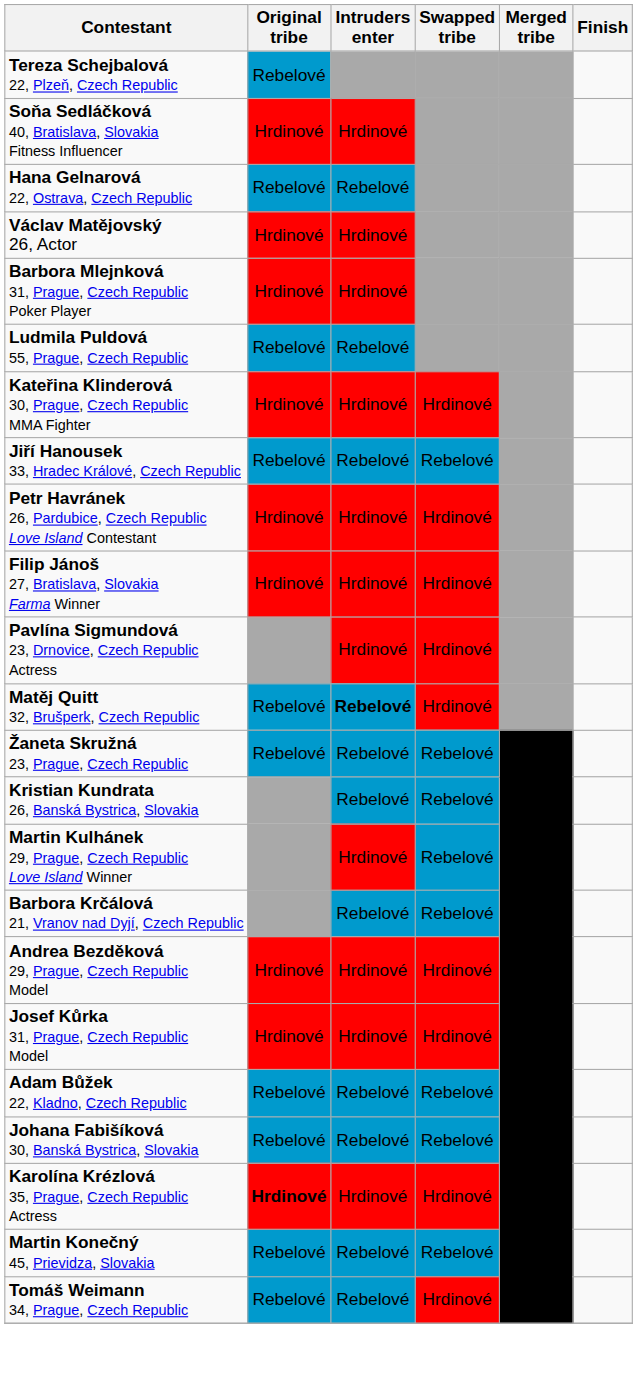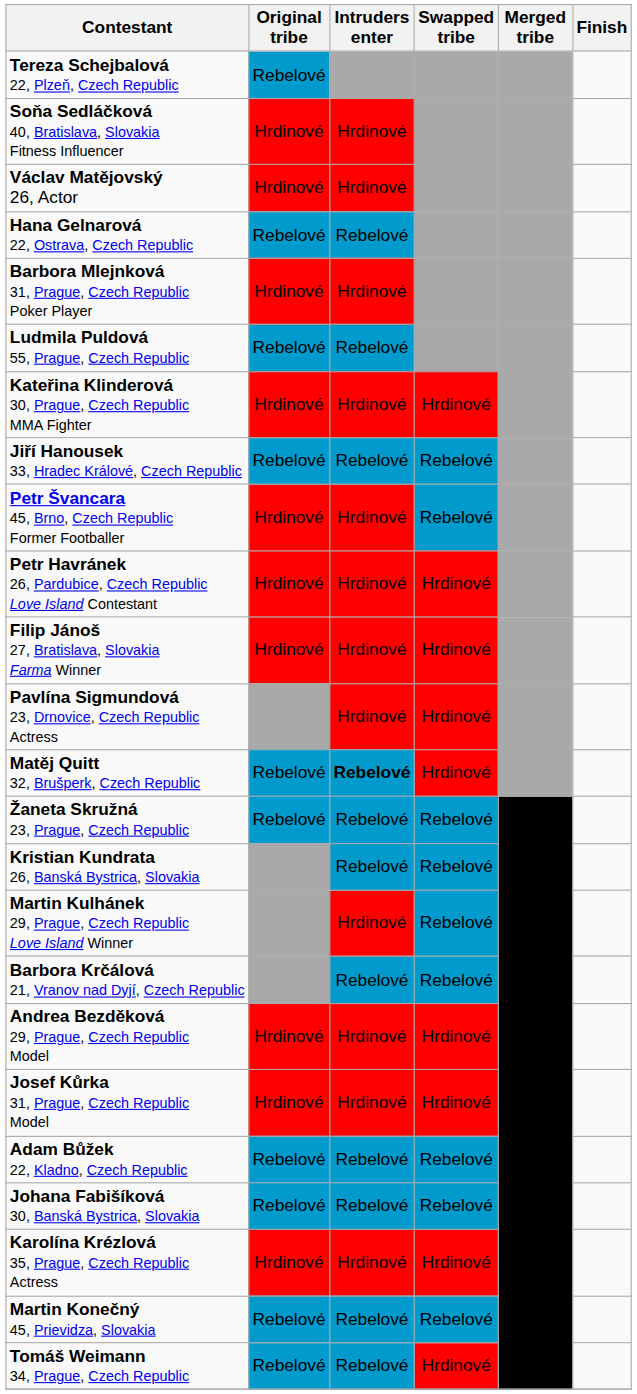rows swapped: (101, 187) <-> (85, 234)
+ row: (91, 517)
(289, 1196) bold -> (289, 1262) normal
